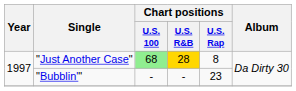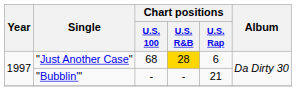(151, 59) lightgreen background -> (151, 59) no background
(216, 59) 8 -> (216, 59) 6
(216, 77) 23 -> (216, 77) 21
